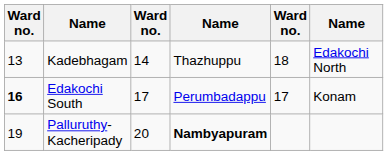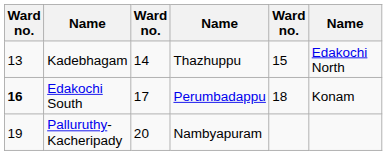(281, 59) 18 -> (280, 59) 15
(281, 96) 17 -> (280, 96) 18
(220, 133) bold -> (218, 133) normal
